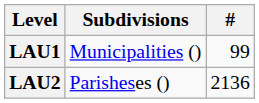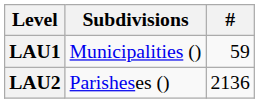(240, 51) 99 -> (240, 51) 59
